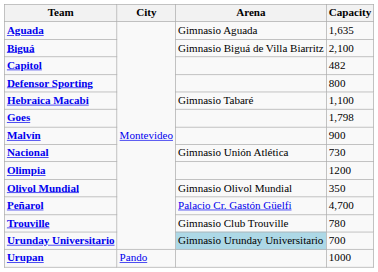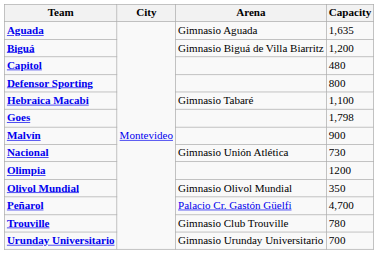(341, 48) 2,100 -> (341, 48) 1,200
(337, 65) 482 -> (337, 65) 480
(251, 240) lightblue background -> (251, 240) no background
- row: (25, 258)
